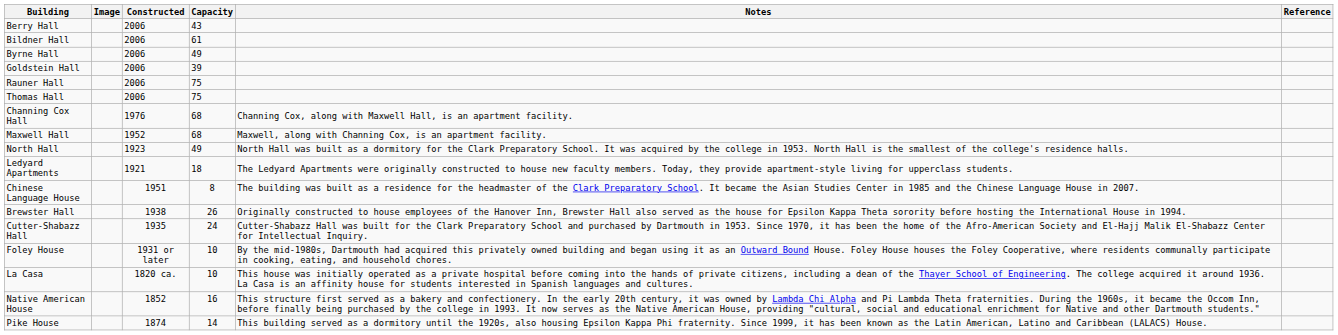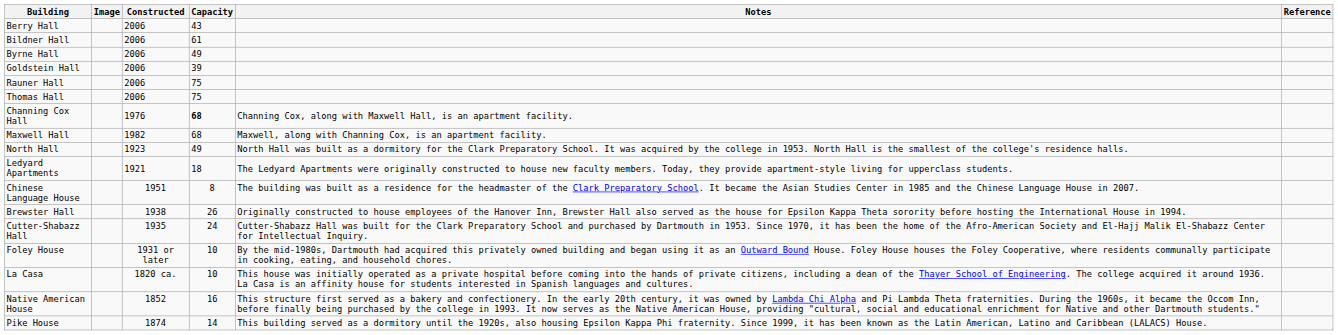(196, 116) normal -> (196, 116) bold
(135, 135) 1952 -> (135, 135) 1982
